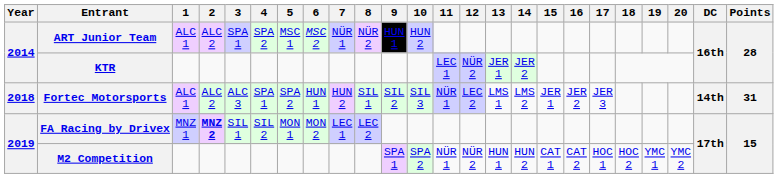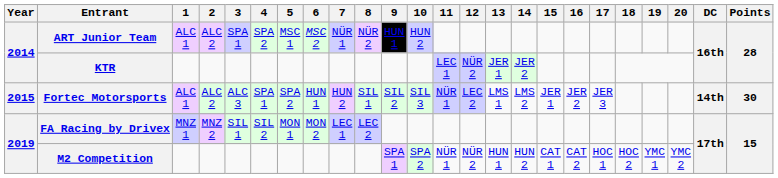(21, 98) 2018 -> (21, 98) 2015
(750, 98) 31 -> (750, 98) 30
(212, 128) bold -> (212, 128) normal
